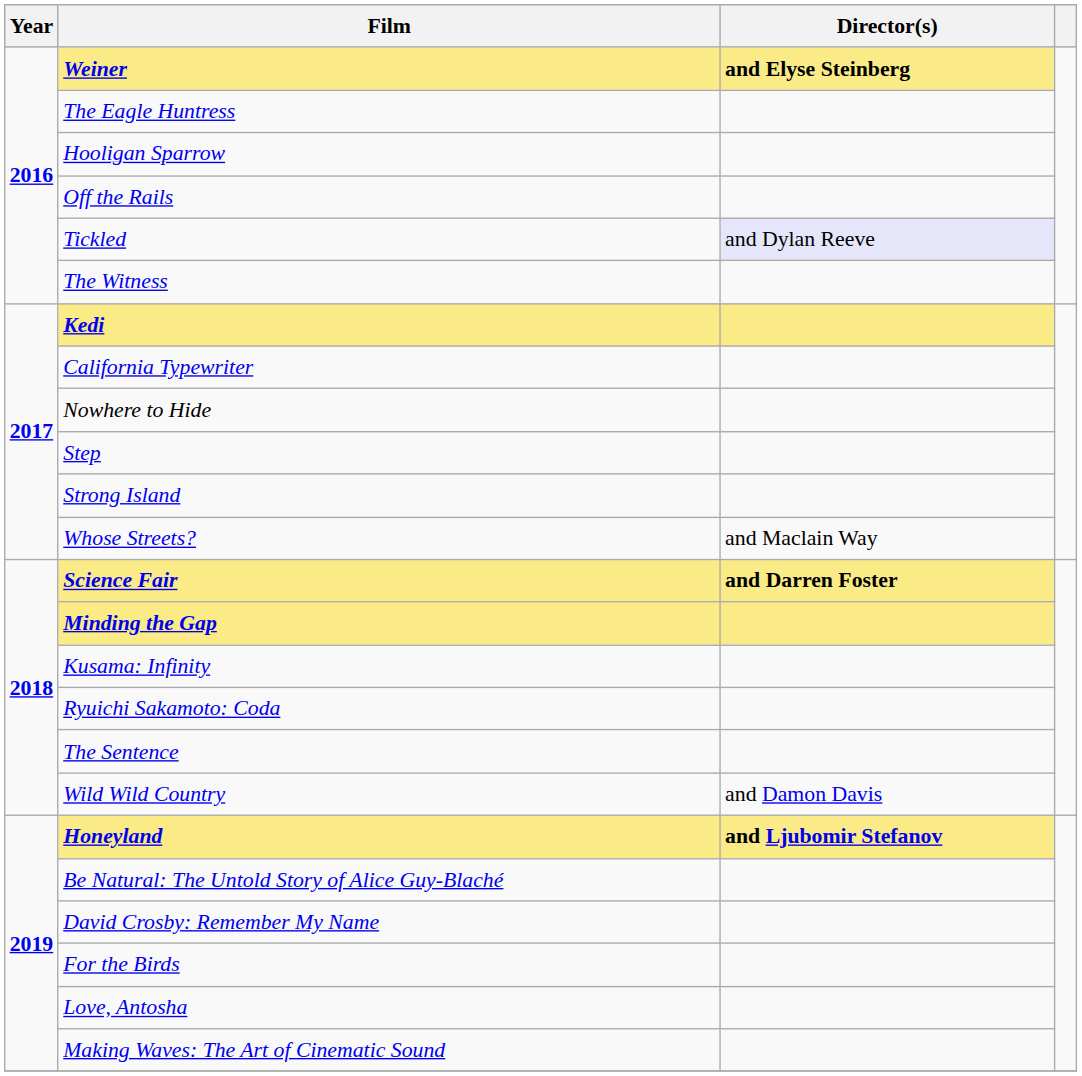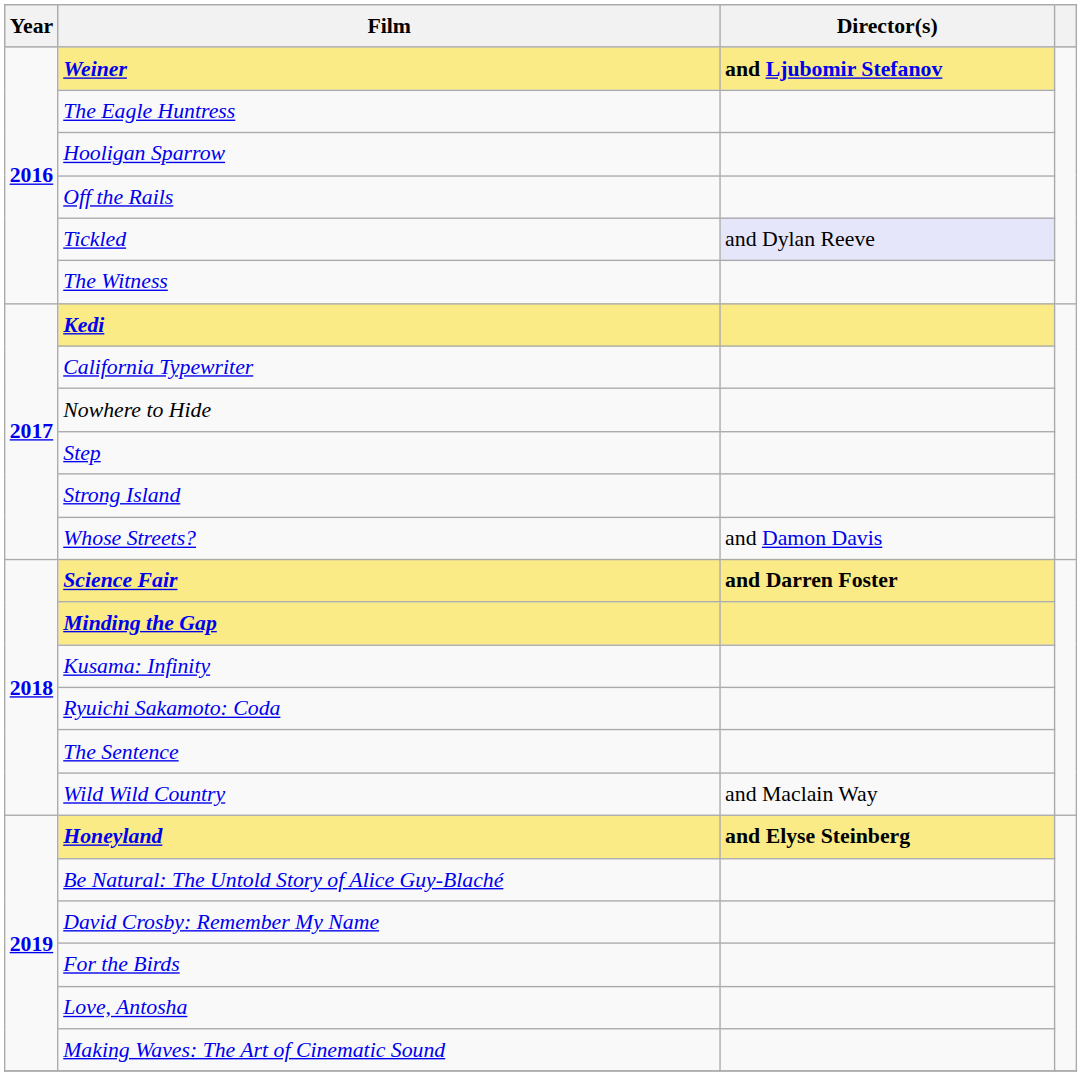(818, 68) and Elyse Steinberg -> (834, 68) and Ljubomir Stefanov
(801, 537) and Maclain Way -> (804, 537) and Damon Davis
(804, 793) and Damon Davis -> (801, 793) and Maclain Way
(834, 836) and Ljubomir Stefanov -> (818, 836) and Elyse Steinberg
